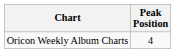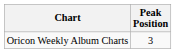(151, 40) 4 -> (151, 40) 3
